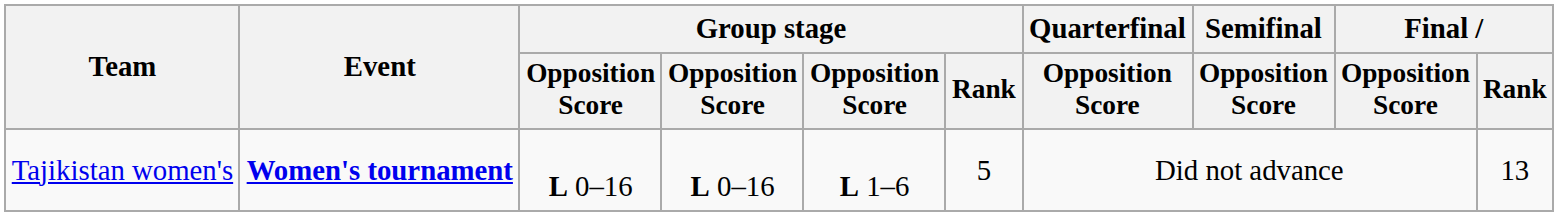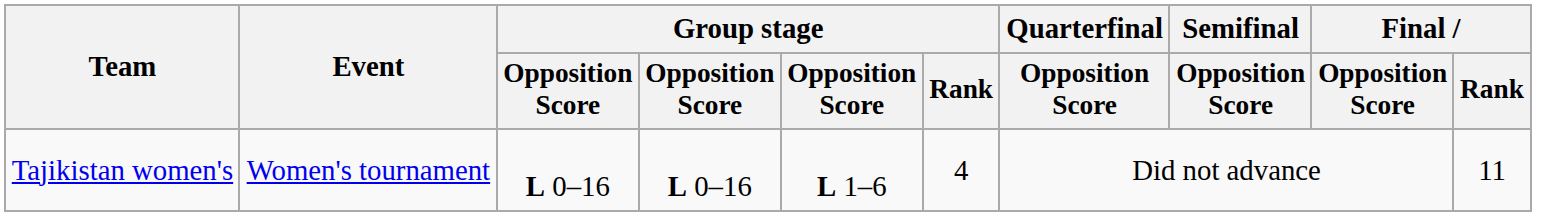(380, 170) bold -> (368, 170) normal
(984, 170) 5 -> (961, 170) 4
(1515, 170) 13 -> (1492, 170) 11
